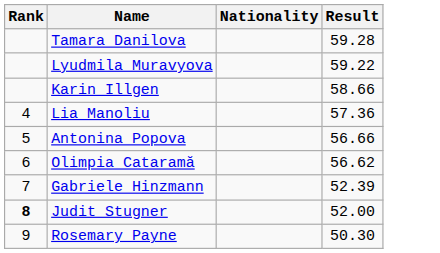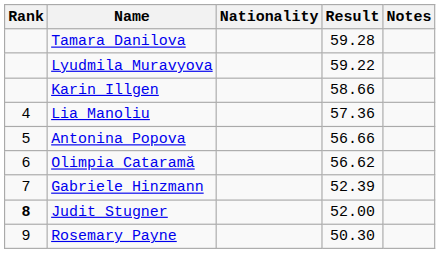+ column: (409, 17)
